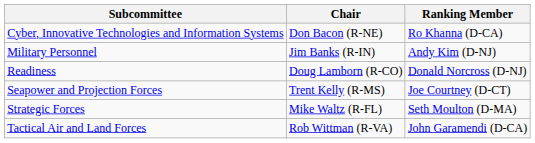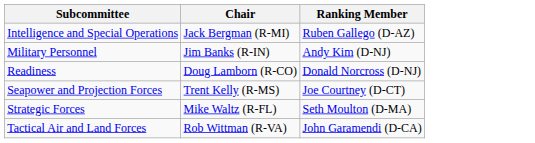- row: (145, 33)
+ row: (93, 33)
